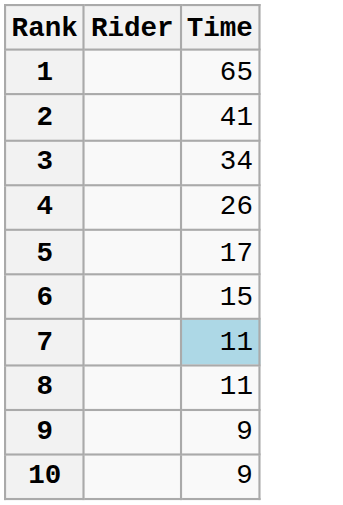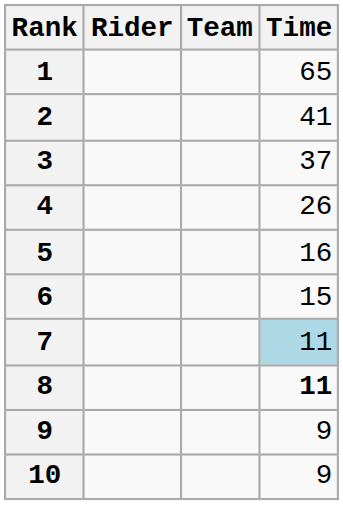+ column: (220, 28)
(236, 162) 34 -> (316, 162) 37
(236, 252) 17 -> (316, 252) 16
(236, 387) normal -> (316, 387) bold
